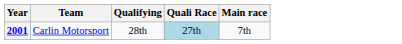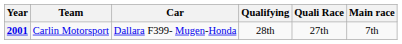+ column: (175, 13)
(192, 30) lightblue background -> (319, 30) no background
